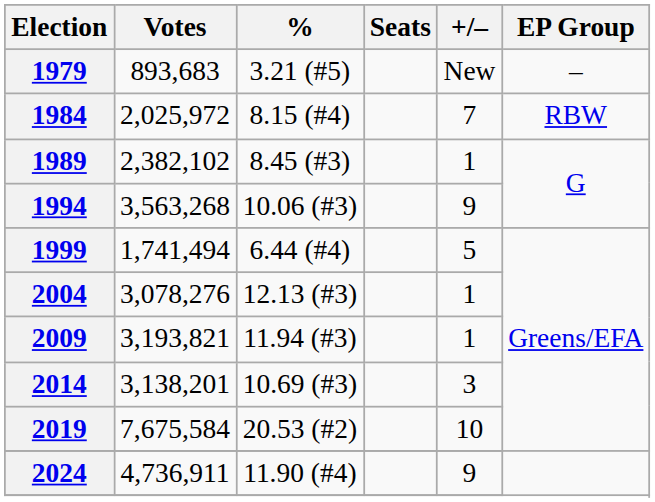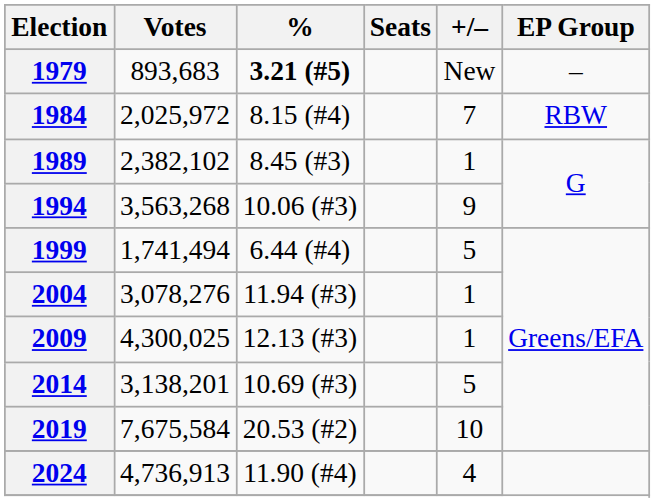(300, 70) normal -> (300, 70) bold
(300, 293) 12.13 (#3) -> (300, 293) 11.94 (#3)
(175, 338) 3,193,821 -> (175, 338) 4,300,025
(300, 338) 11.94 (#3) -> (300, 338) 12.13 (#3)
(469, 382) 3 -> (469, 382) 5
(175, 472) 4,736,911 -> (175, 472) 4,736,913
(469, 472) 9 -> (469, 472) 4
